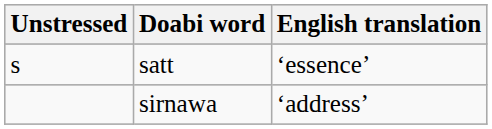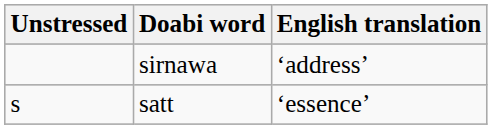rows swapped: (156, 64) <-> (178, 104)
